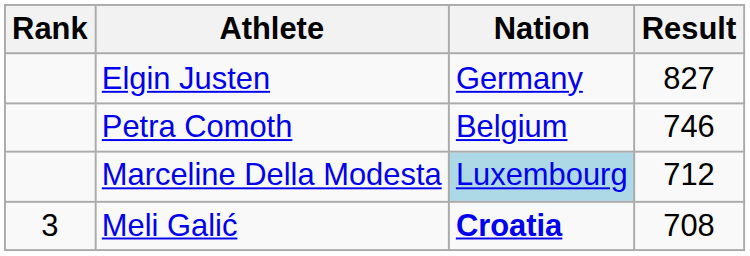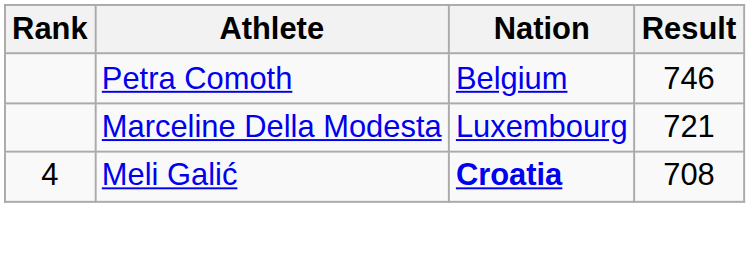- row: (186, 77)
(542, 175) lightblue background -> (542, 126) no background
(689, 175) 712 -> (689, 126) 721
(50, 224) 3 -> (50, 175) 4
